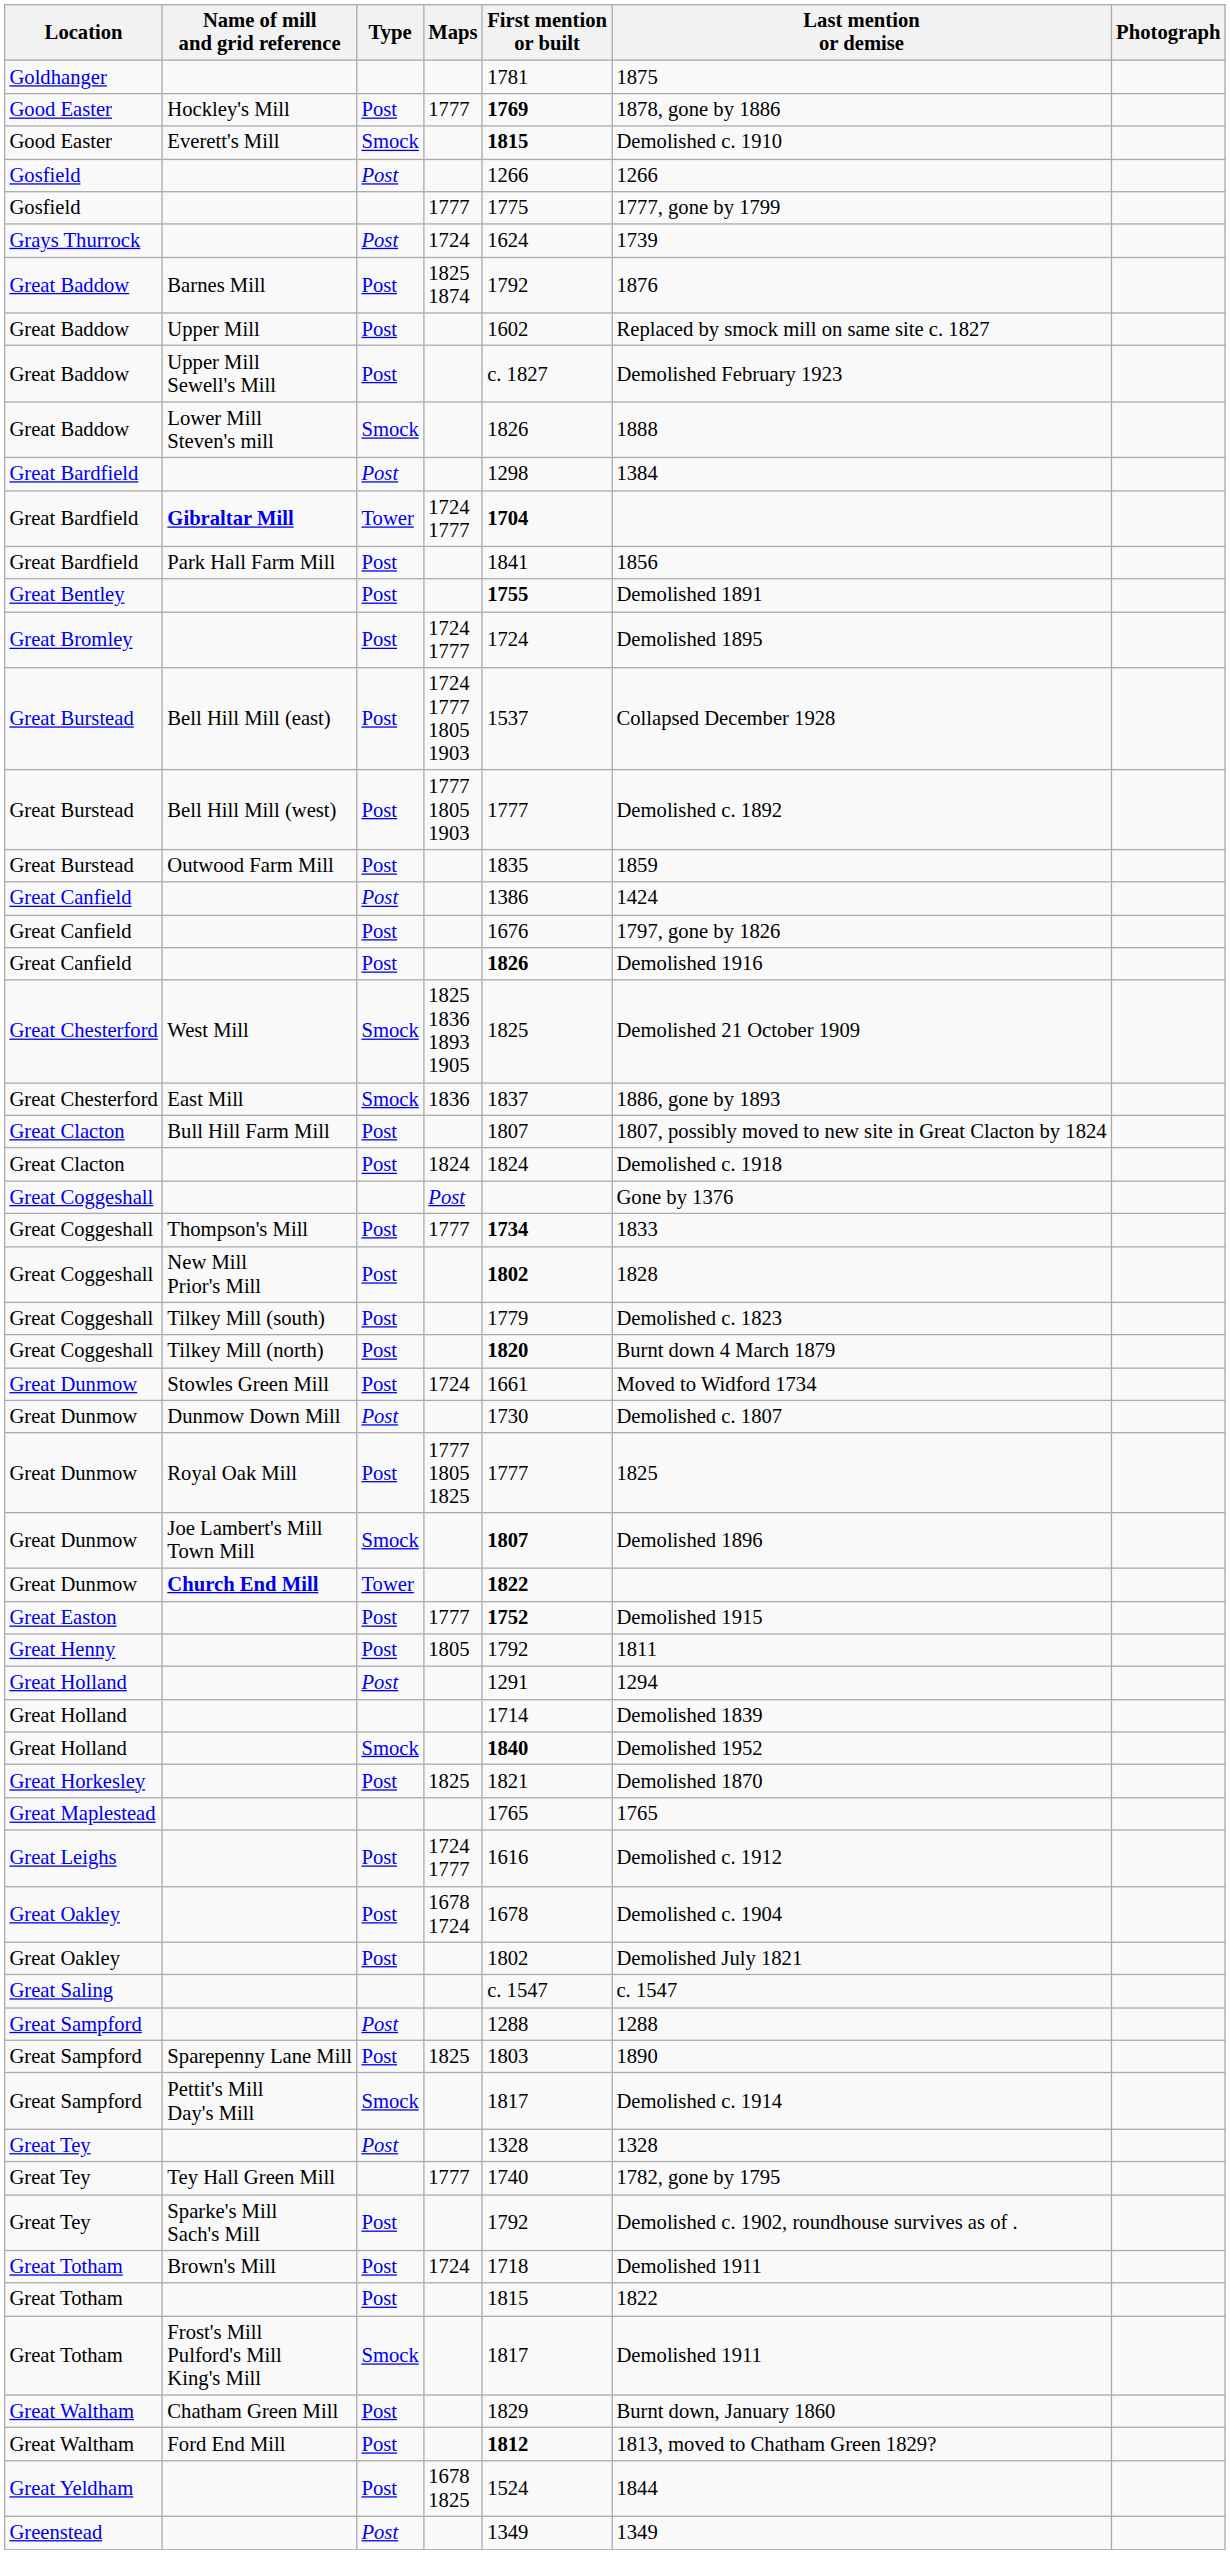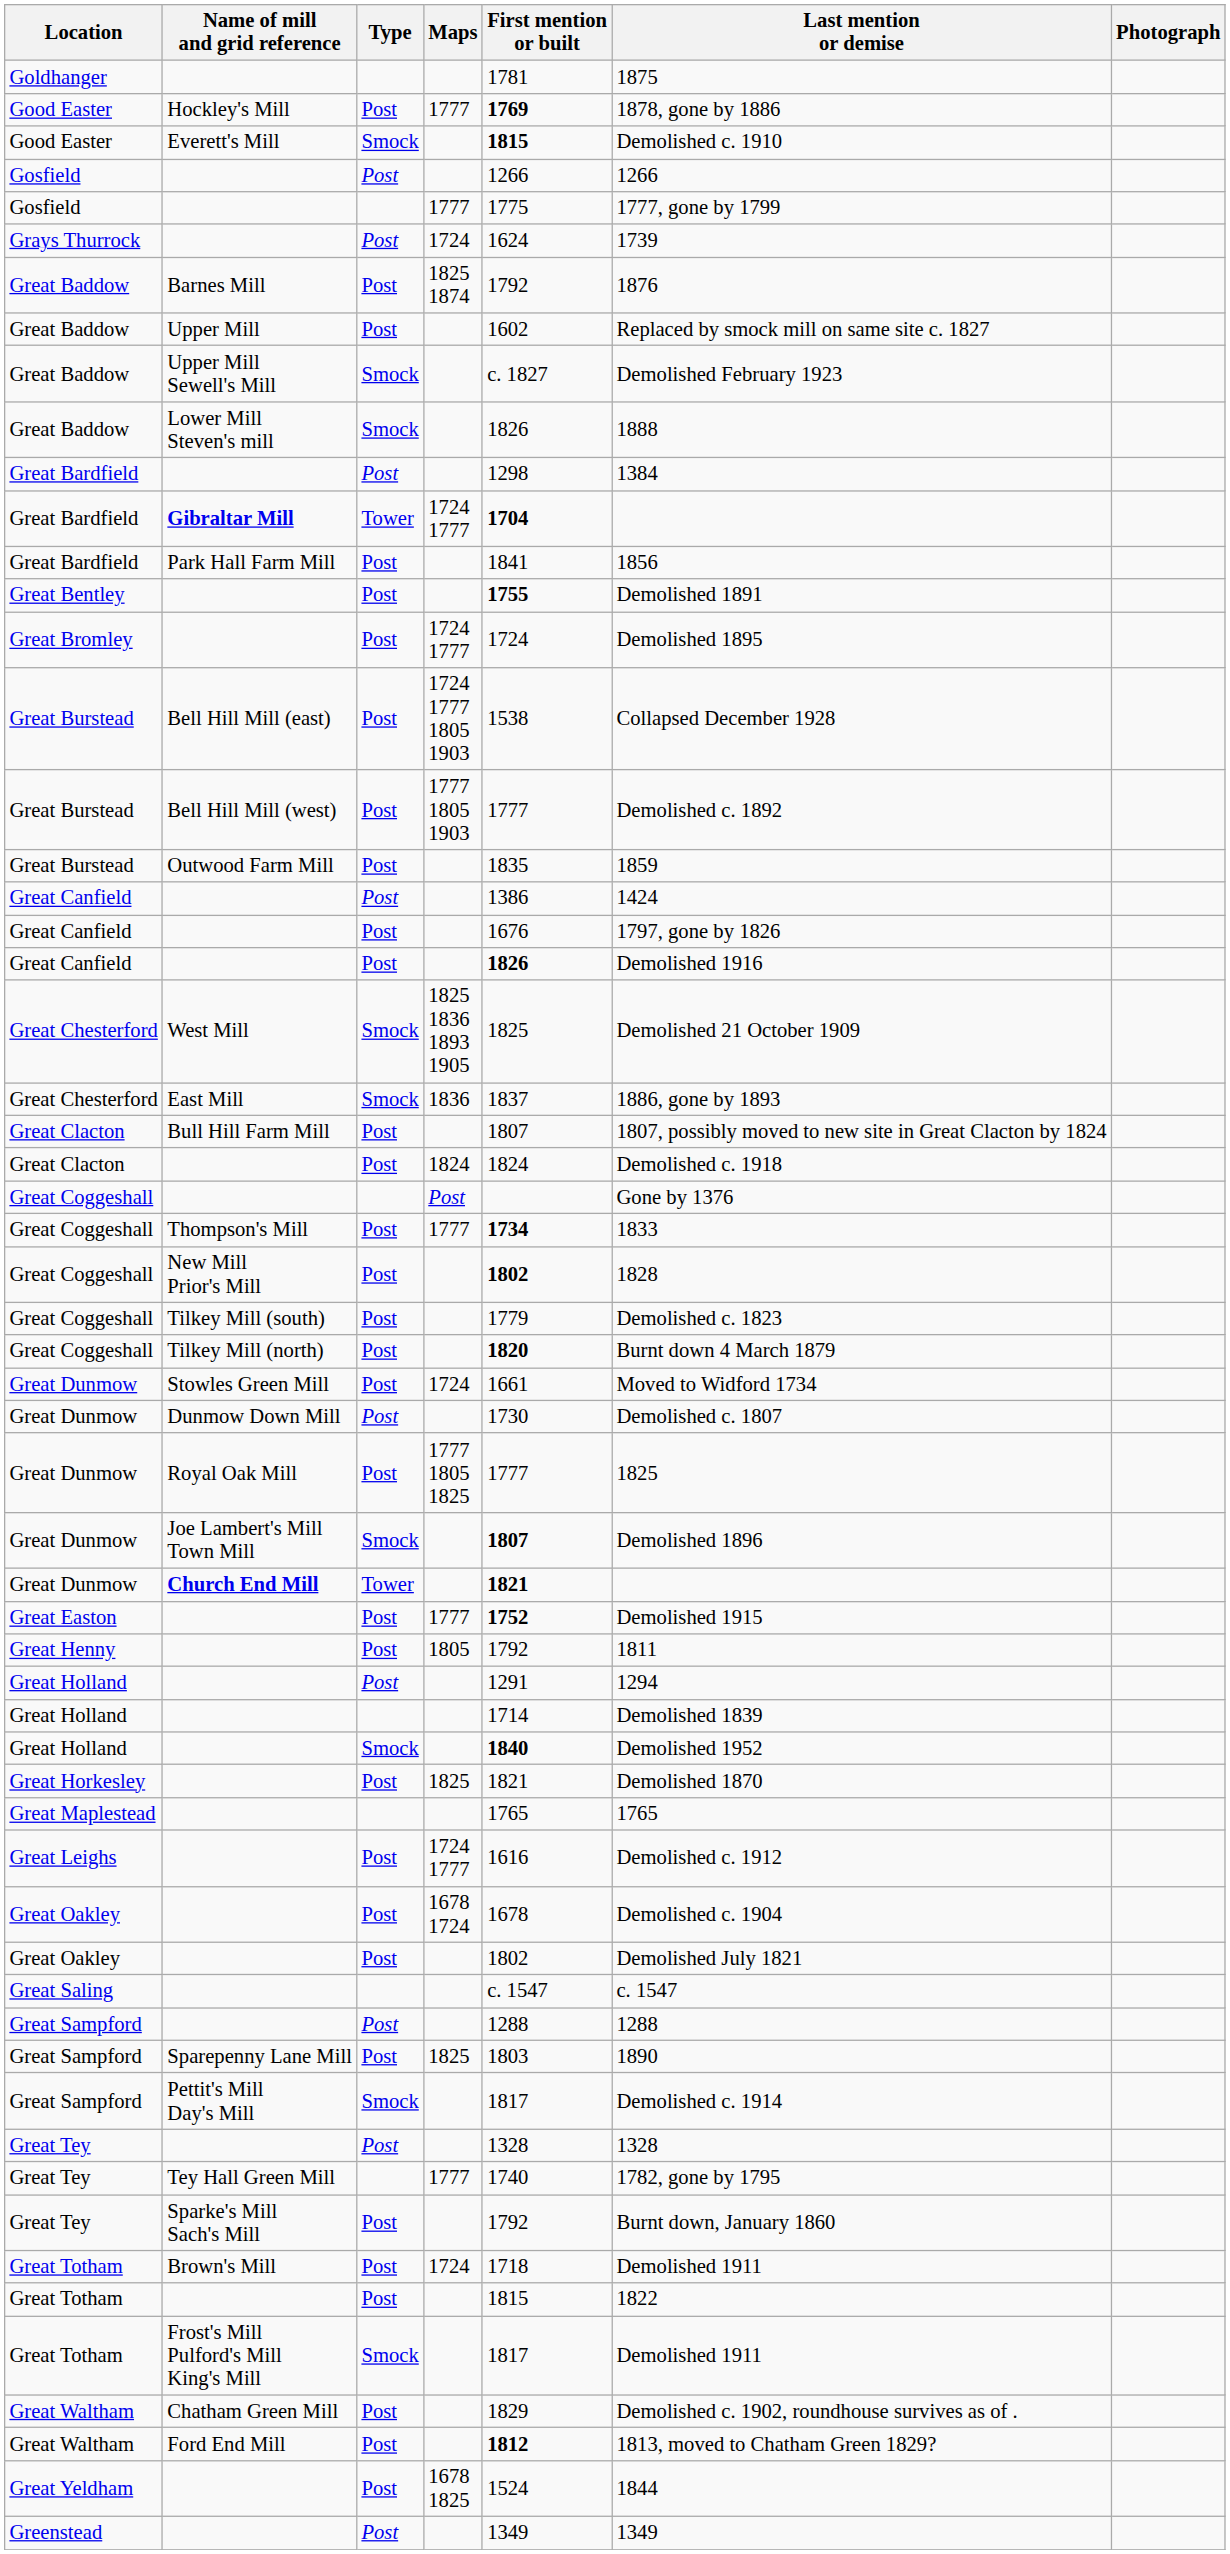(379, 373) Post -> (390, 373) Smock
(508, 718) 1537 -> (508, 718) 1538
(508, 1584) 1822 -> (508, 1584) 1821
(817, 2222) Demolished c. 1902, roundhouse survives as of . -> (726, 2222) Burnt down, January 1860
(726, 2411) Burnt down, January 1860 -> (817, 2411) Demolished c. 1902, roundhouse survives as of .
